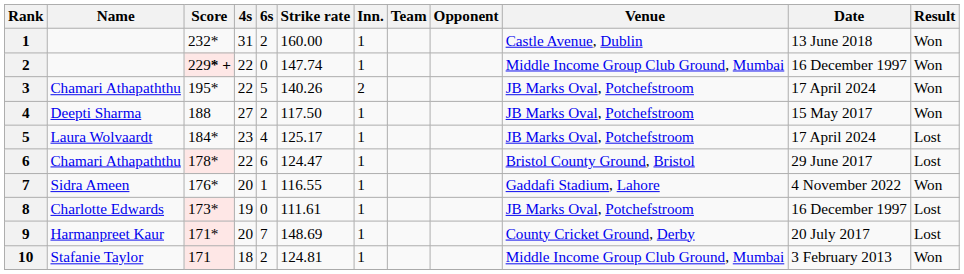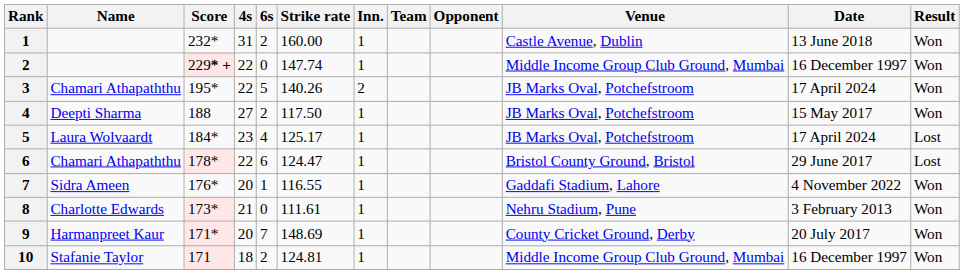(245, 209) 19 -> (245, 209) 21
(600, 209) JB Marks Oval, Potchefstroom -> (571, 209) Nehru Stadium, Pune
(849, 209) 16 December 1997 -> (842, 209) 3 February 2013
(927, 209) Lost -> (928, 209) Won
(927, 233) Lost -> (928, 233) Won
(842, 257) 3 February 2013 -> (849, 257) 16 December 1997
